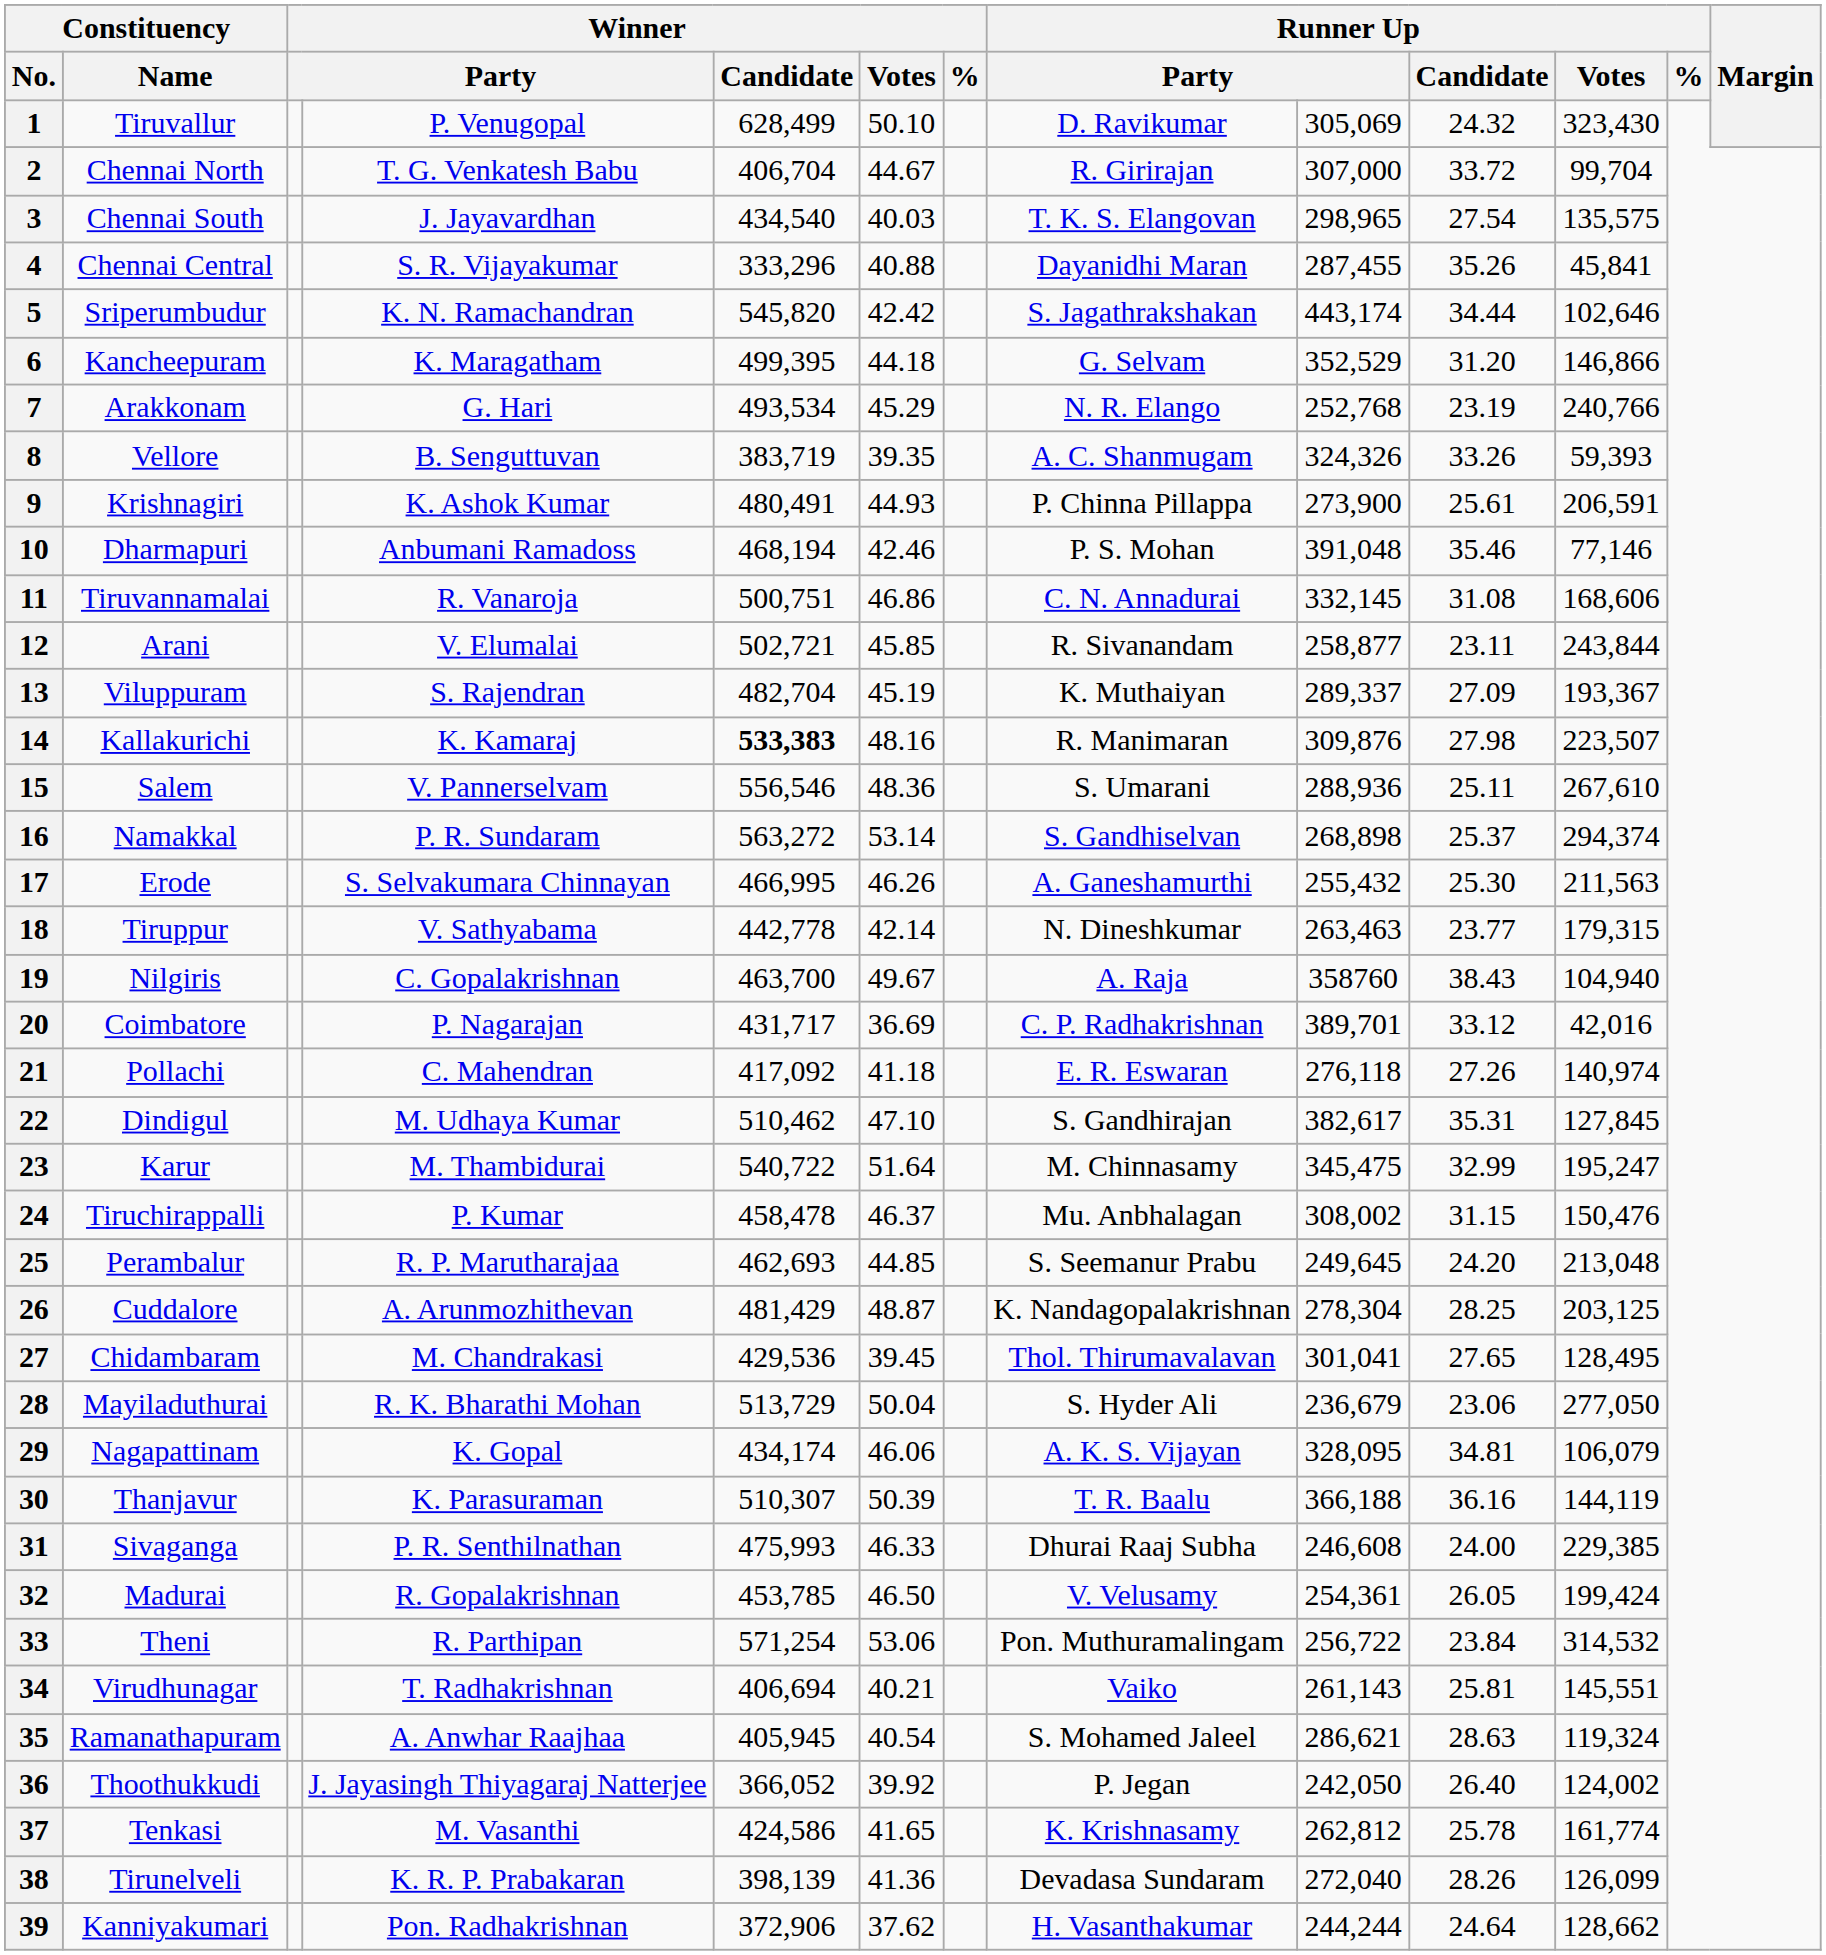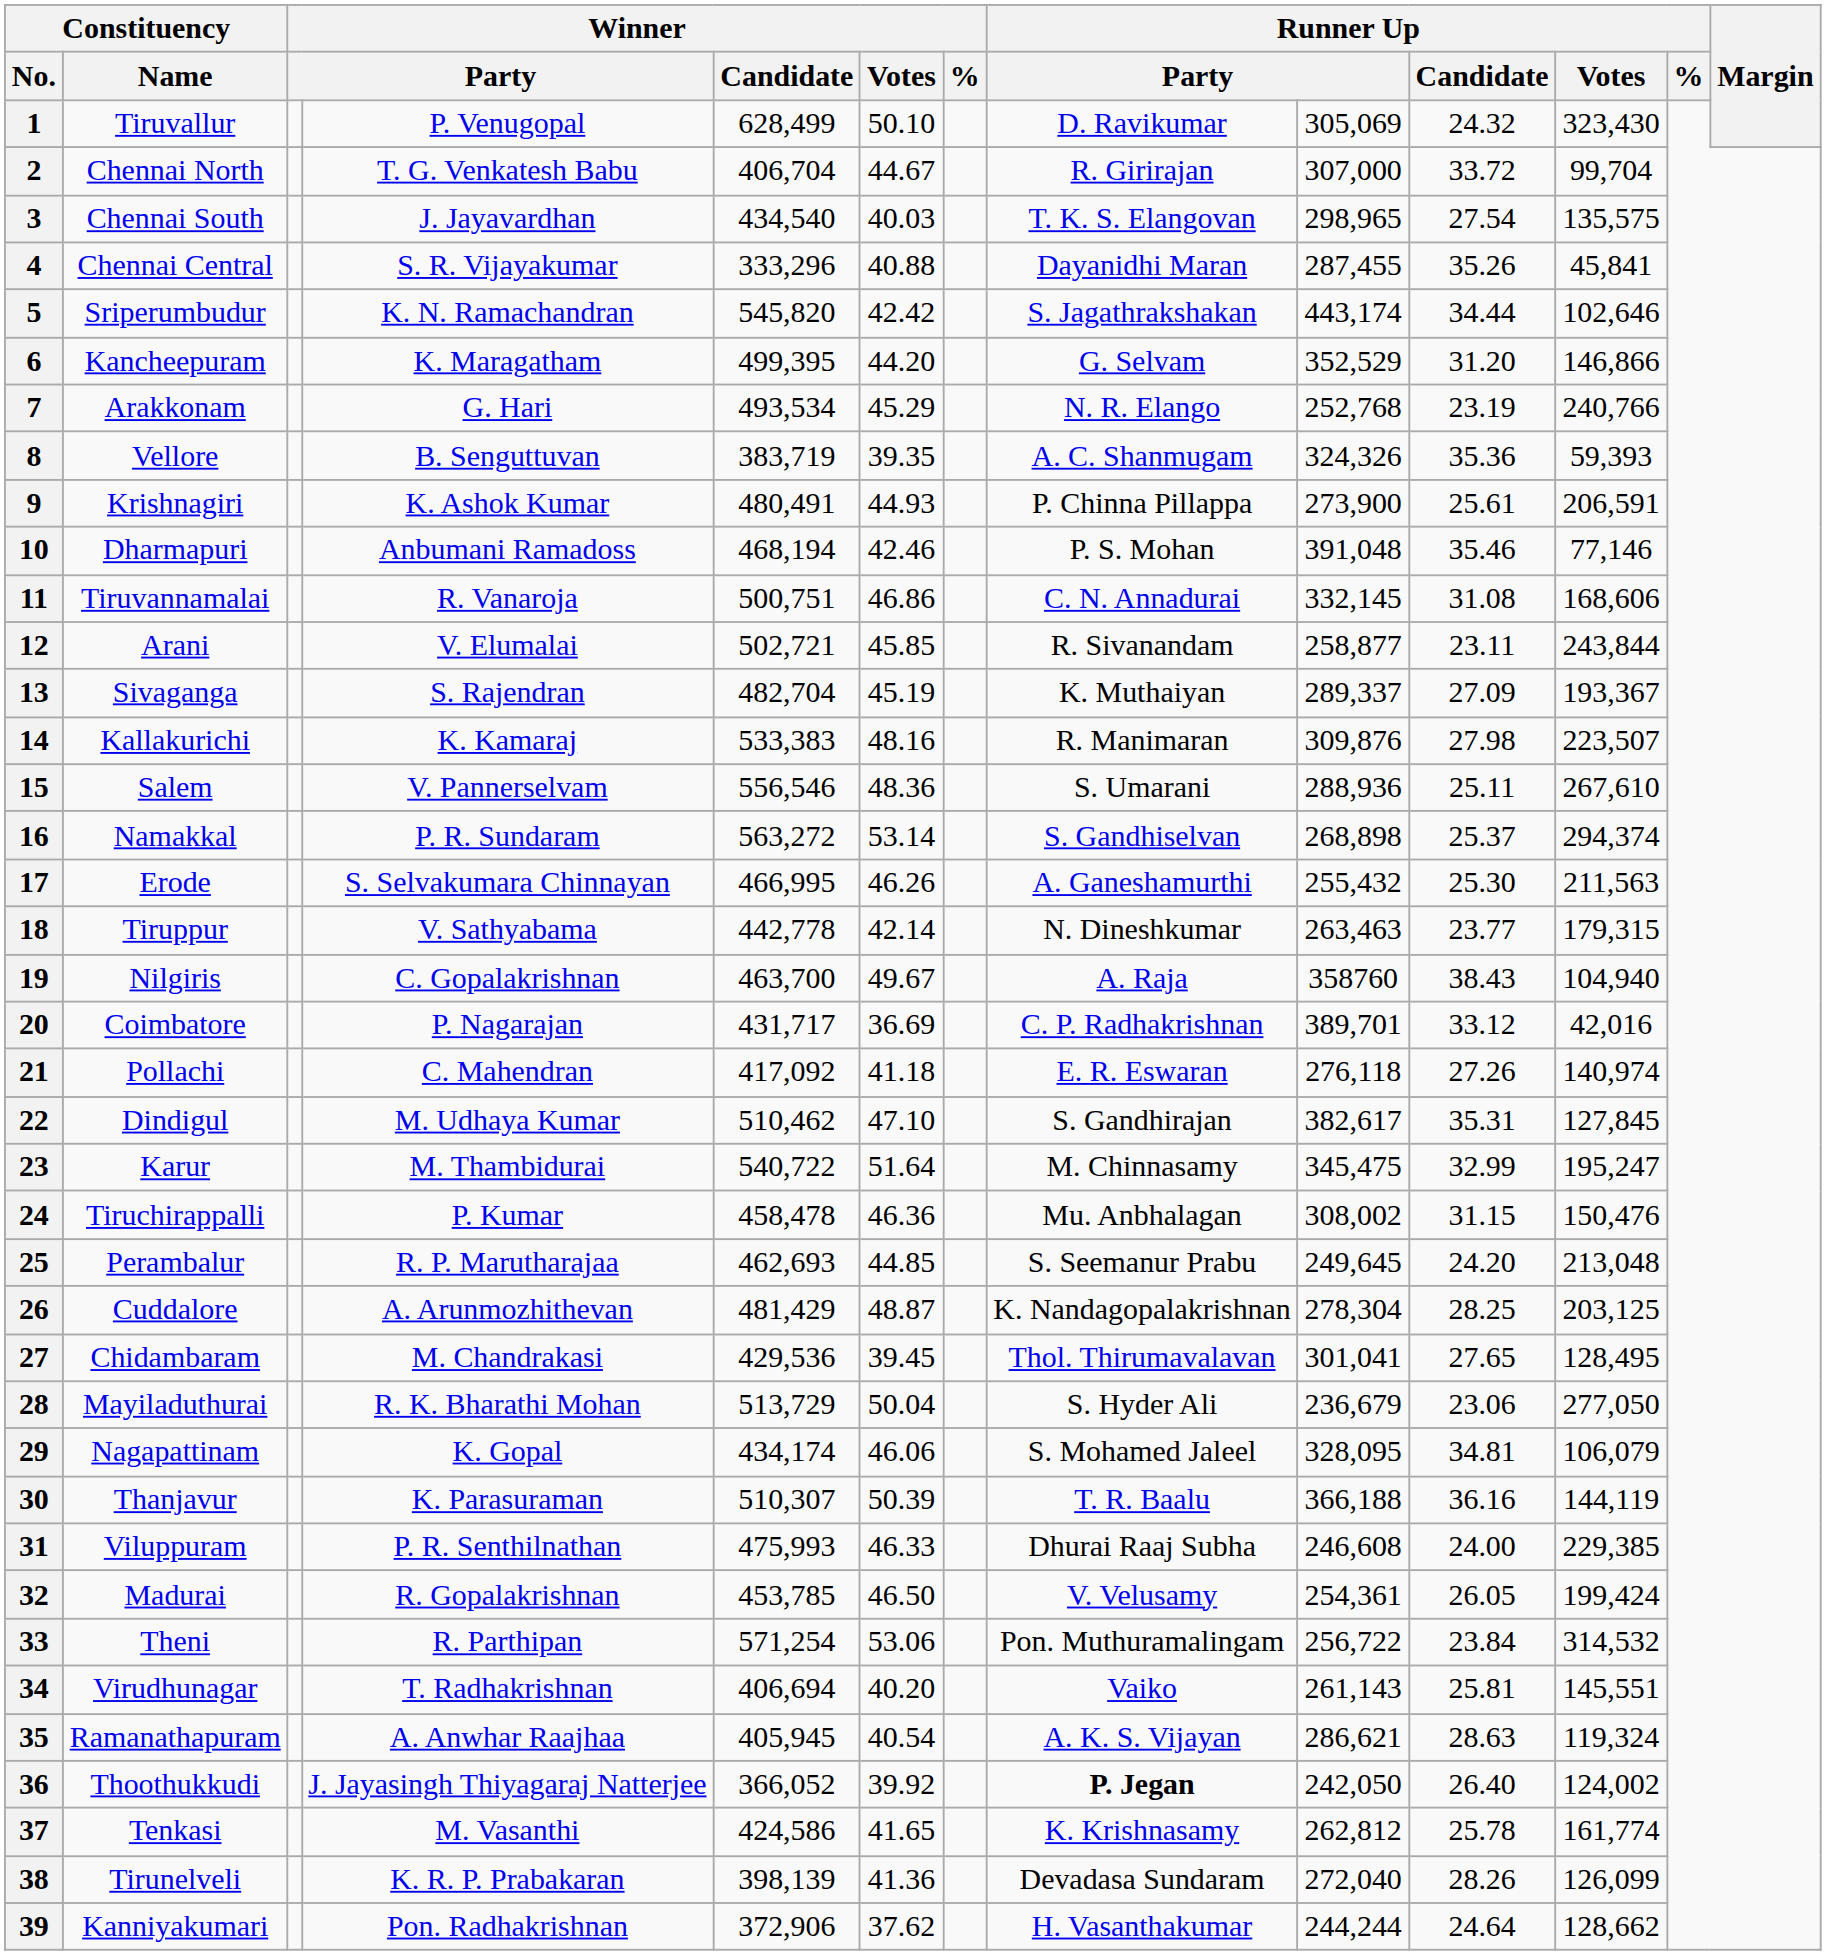(901, 360) 44.18 -> (901, 360) 44.20
(1482, 455) 33.26 -> (1482, 455) 35.36
(175, 692) Viluppuram -> (175, 692) Sivaganga
(787, 739) bold -> (787, 739) normal
(901, 1214) 46.37 -> (901, 1214) 46.36
(1142, 1451) A. K. S. Vijayan -> (1142, 1451) S. Mohamed Jaleel
(175, 1546) Sivaganga -> (175, 1546) Viluppuram
(901, 1689) 40.21 -> (901, 1689) 40.20
(1142, 1736) S. Mohamed Jaleel -> (1142, 1736) A. K. S. Vijayan
(1142, 1783) normal -> (1142, 1783) bold
